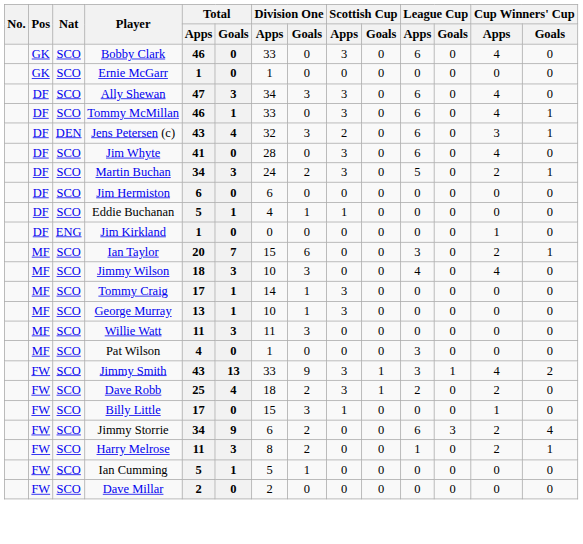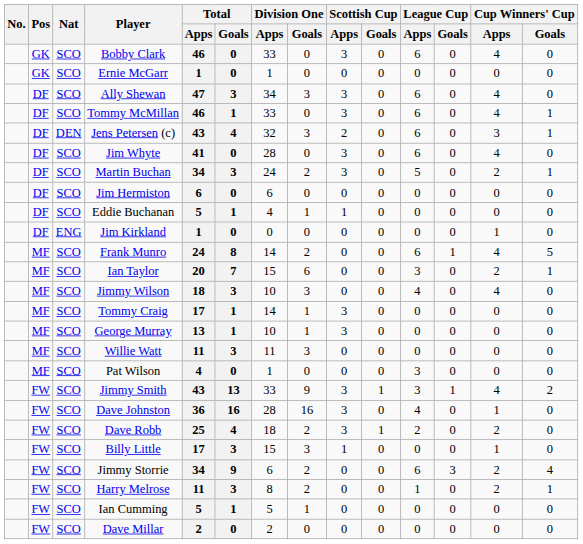+ row: (133, 251)
+ row: (133, 410)
(233, 410) 0 -> (233, 449) 3
